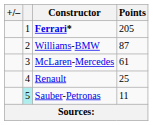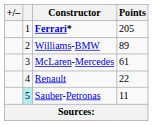(124, 45) 87 -> (124, 45) 89
(124, 78) 25 -> (124, 78) 22
